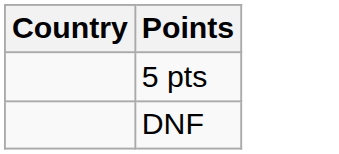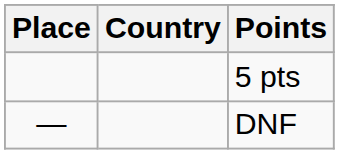+ column: (51, 28)
